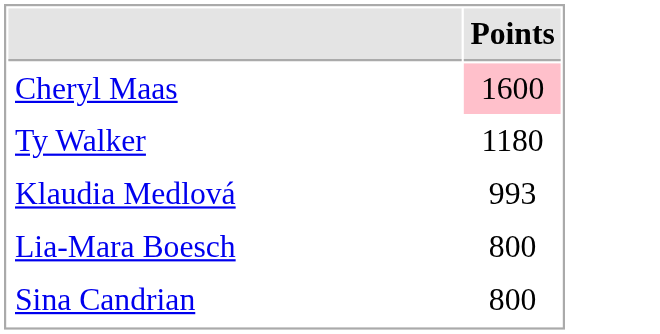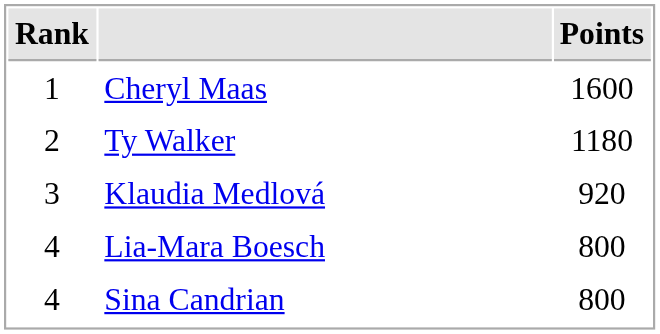+ column: (52, 33)
(513, 88) pink background -> (602, 88) no background
(513, 193) 993 -> (602, 193) 920
